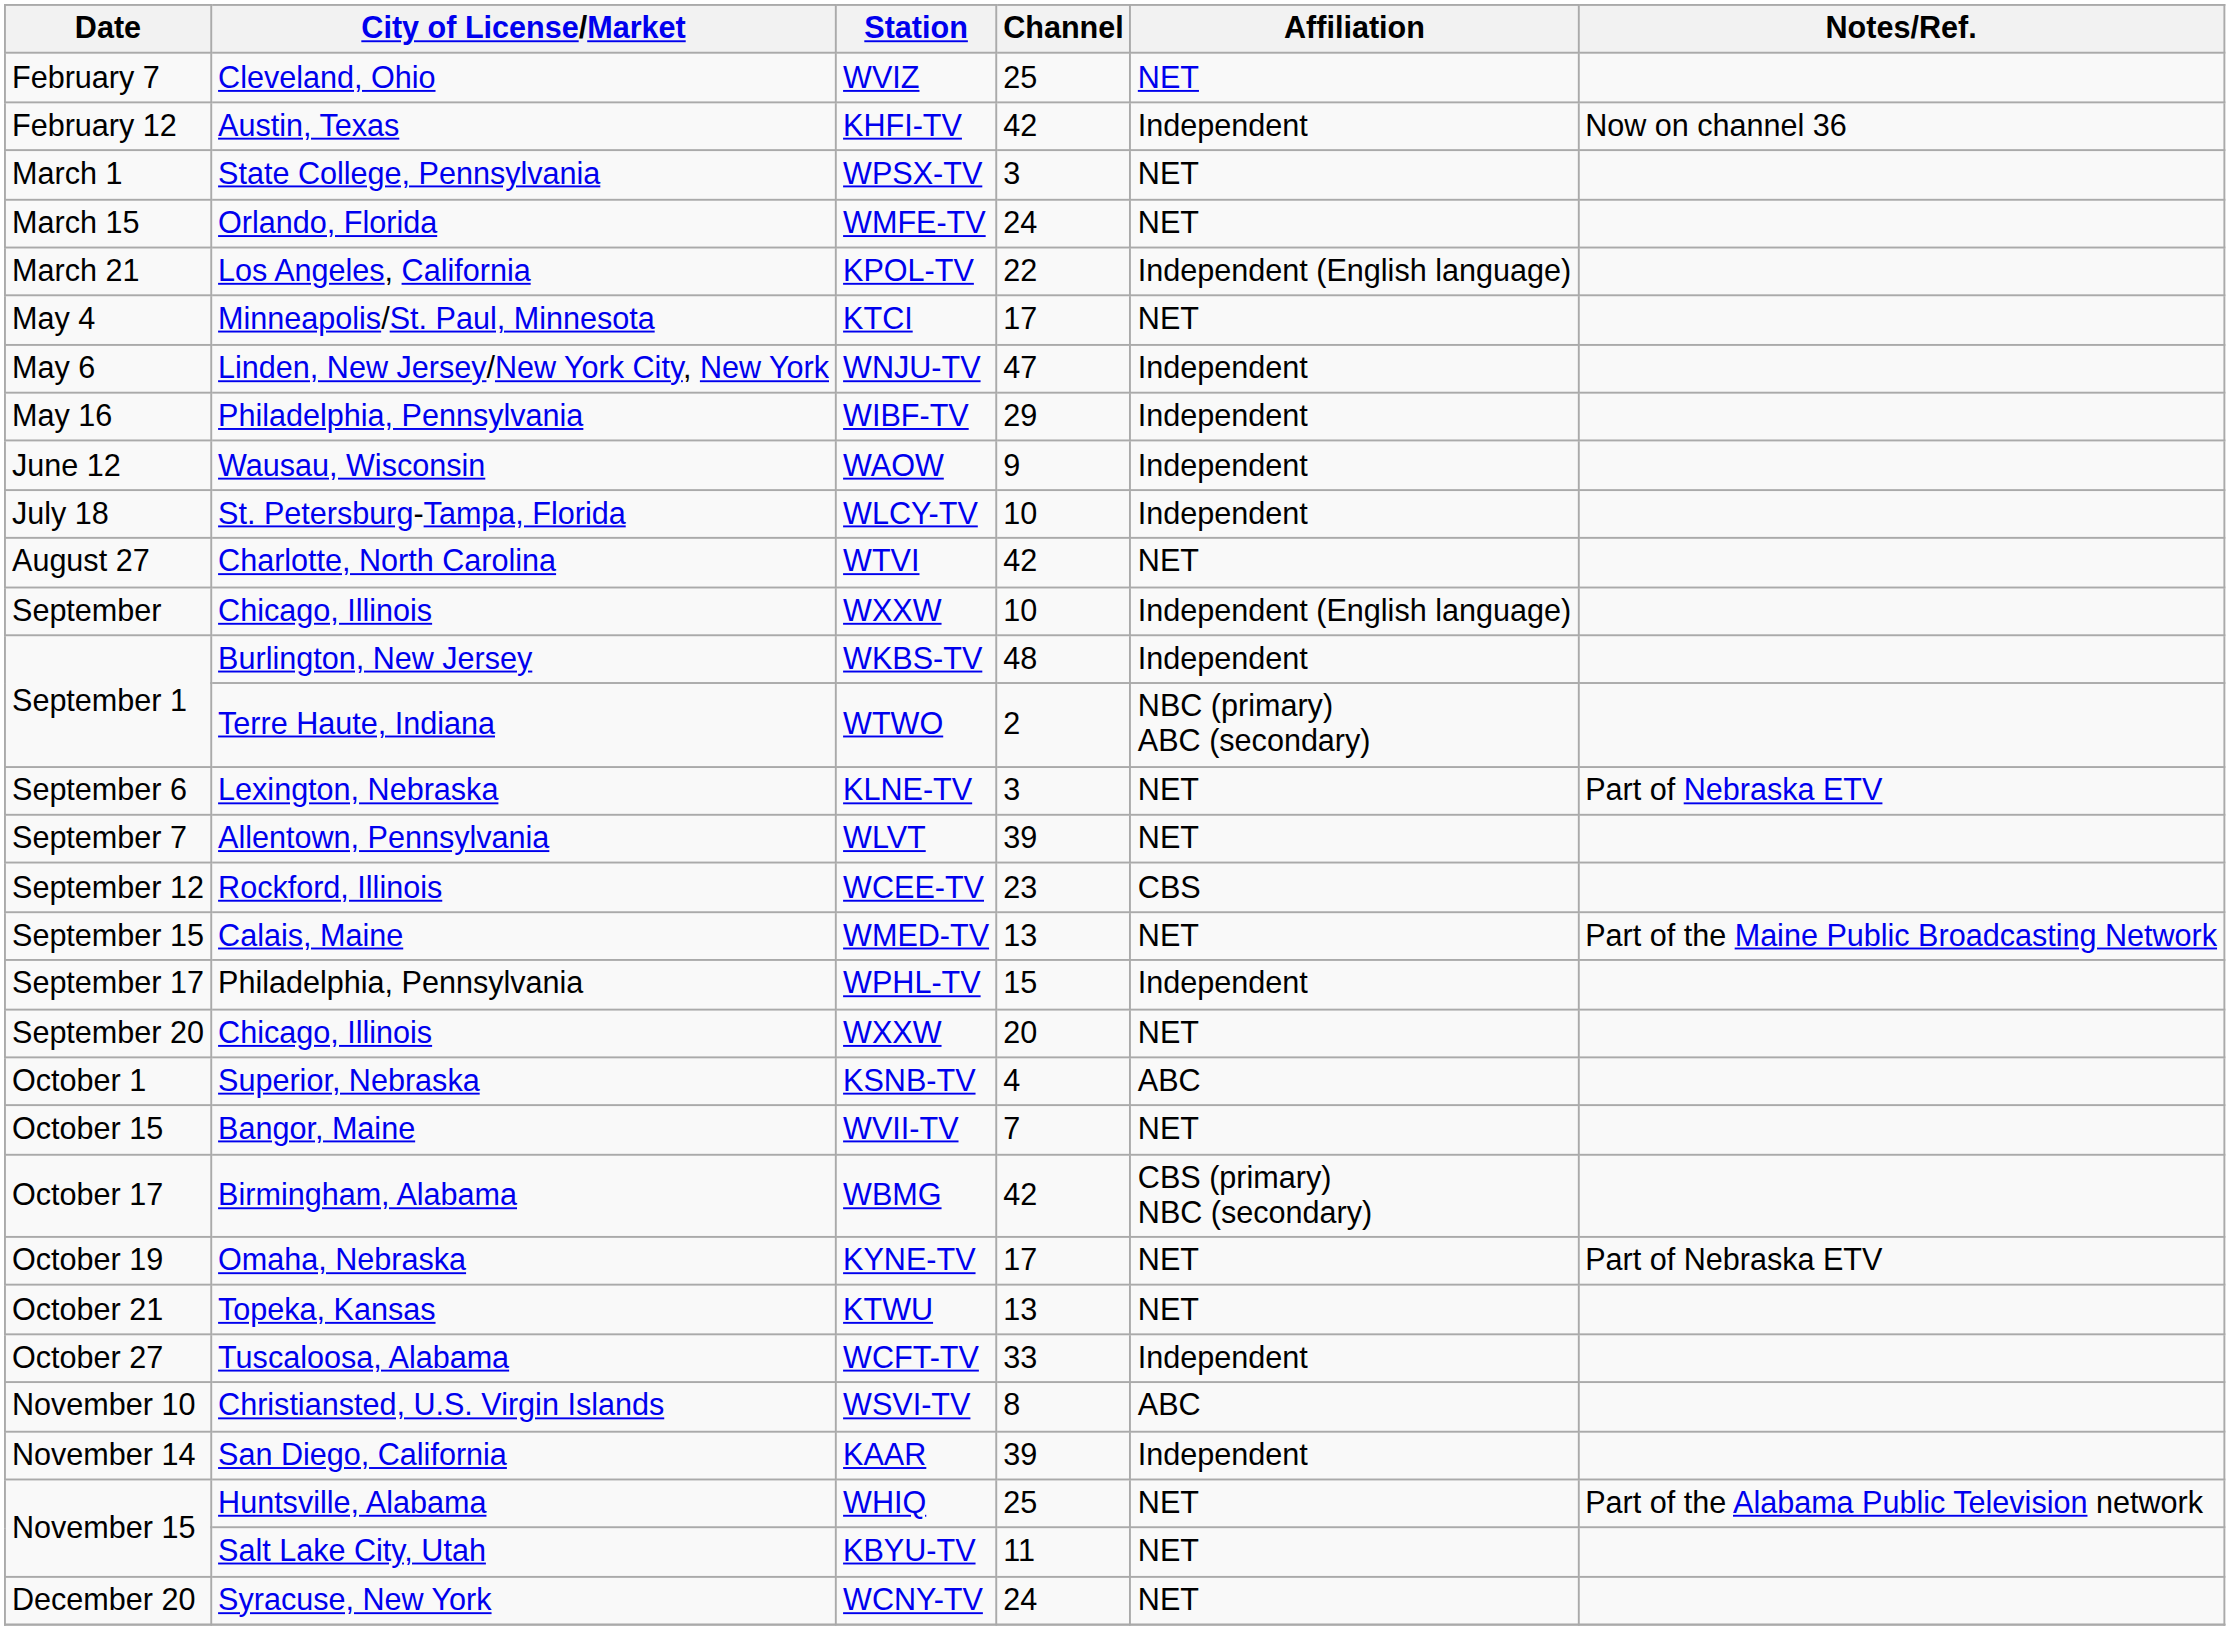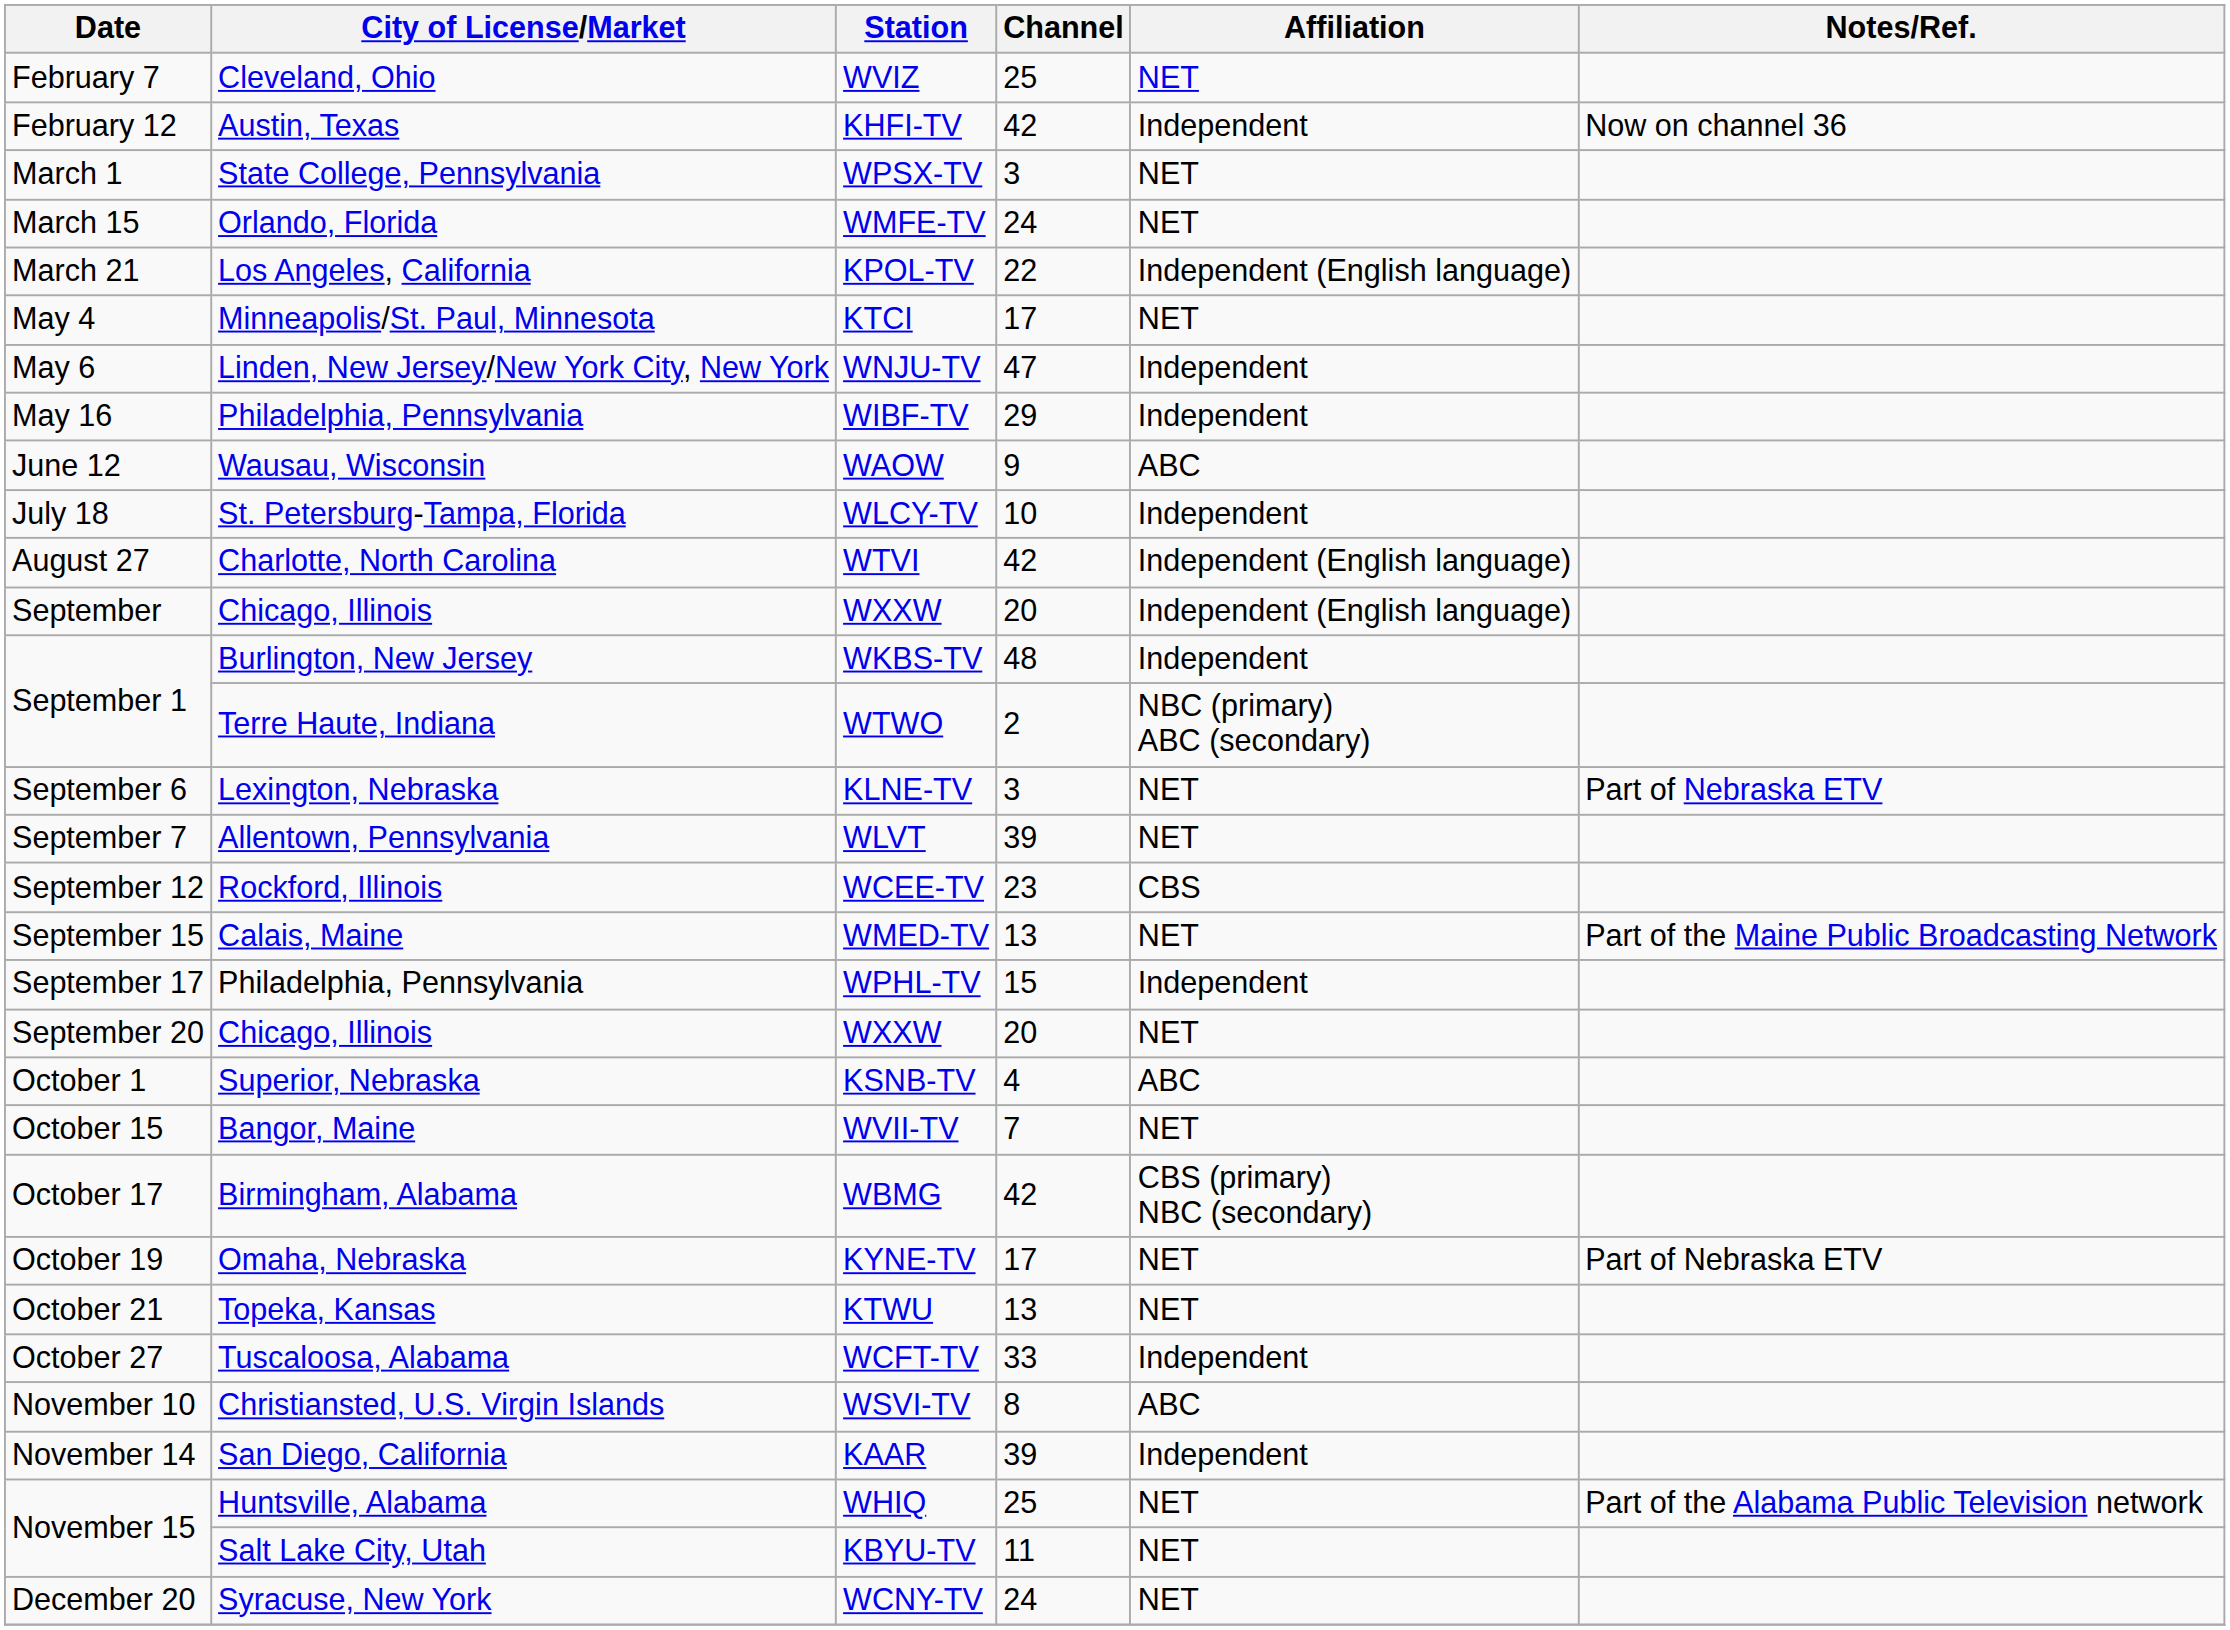(1223, 464) Independent -> (1169, 464) ABC
(1168, 561) NET -> (1354, 561) Independent (English language)
(1020, 610) 10 -> (1020, 610) 20
